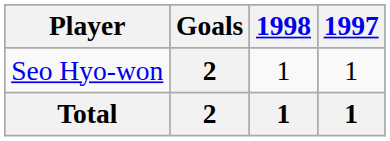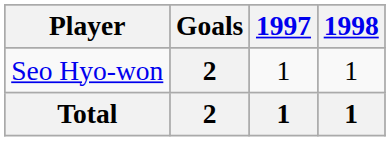columns swapped: (351, 26) <-> (284, 26)
